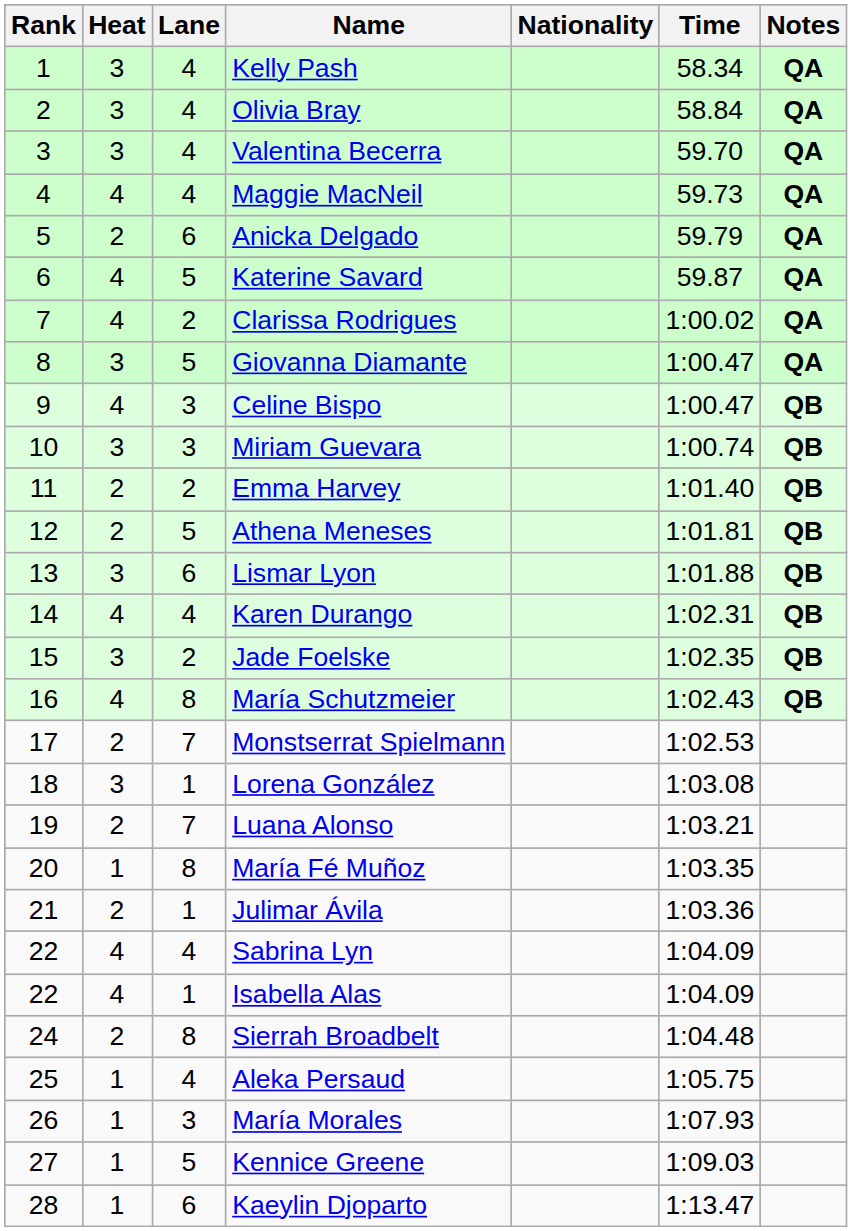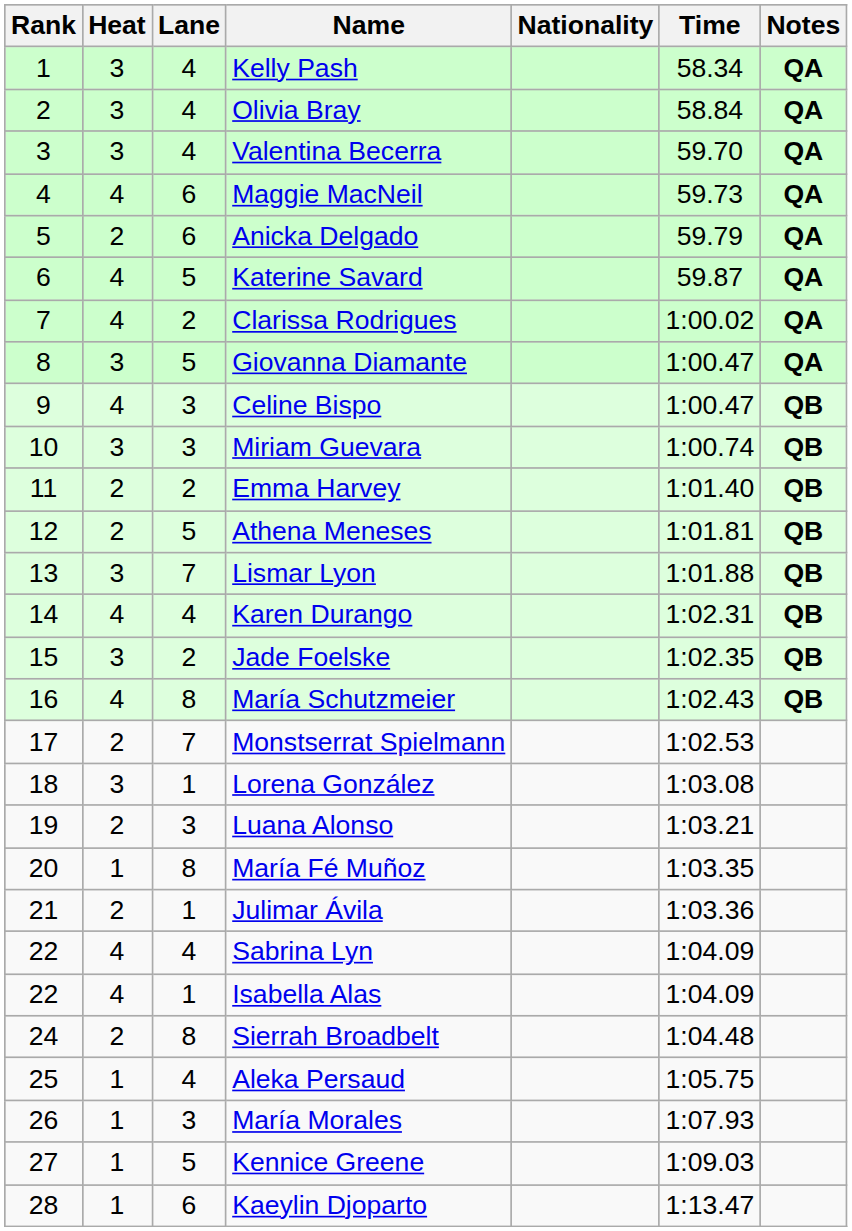(189, 194) 4 -> (189, 194) 6
(189, 573) 6 -> (189, 573) 7
(189, 825) 7 -> (189, 825) 3
